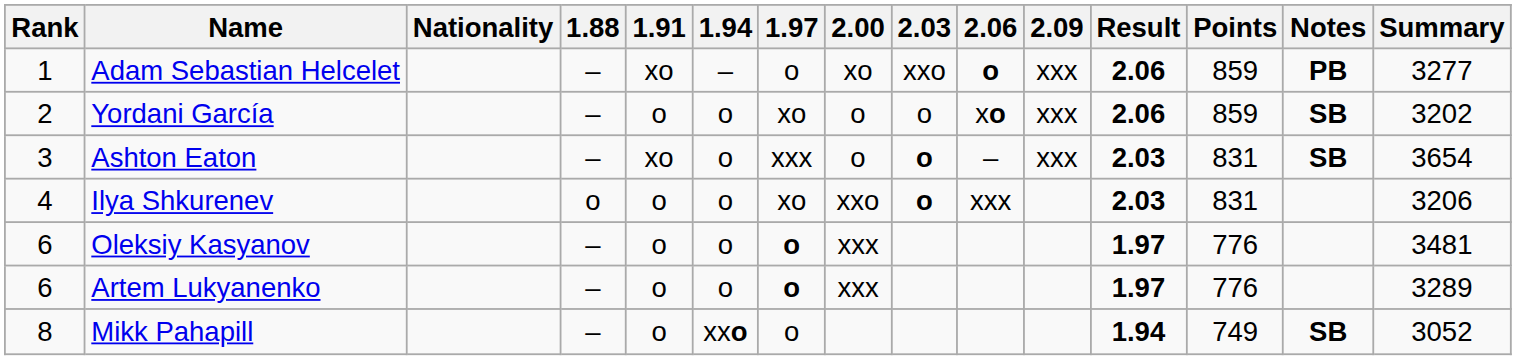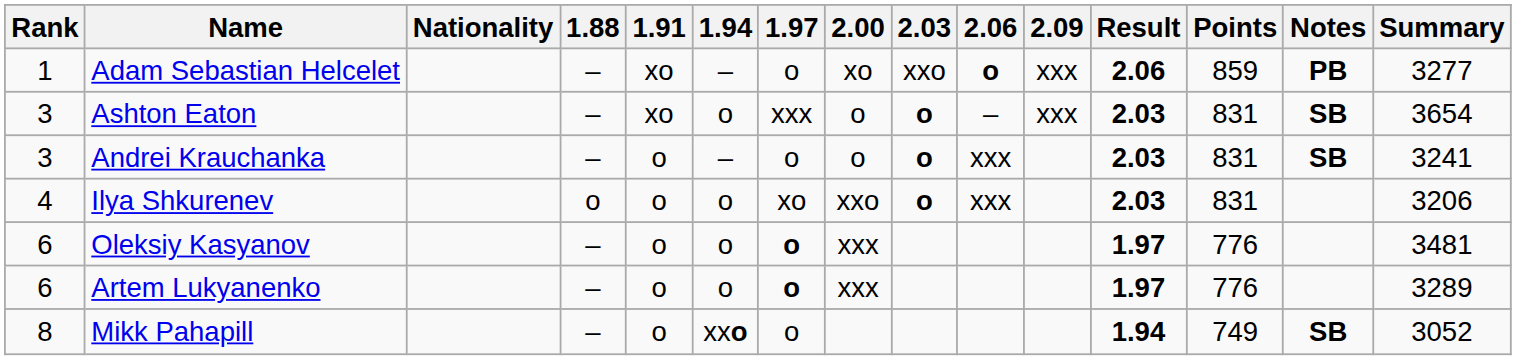- row: (182, 114)
+ row: (208, 158)
